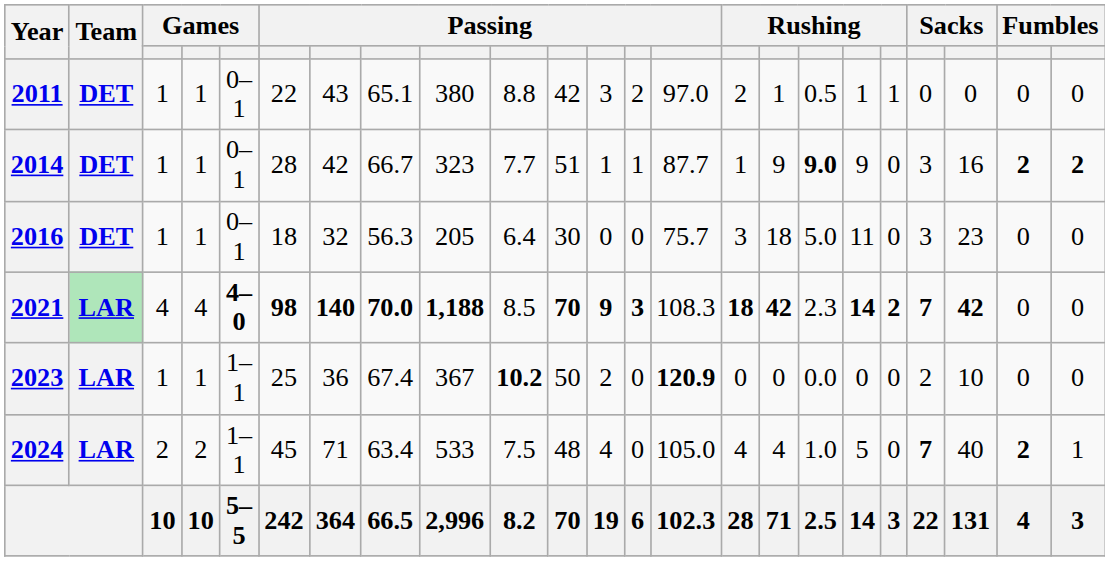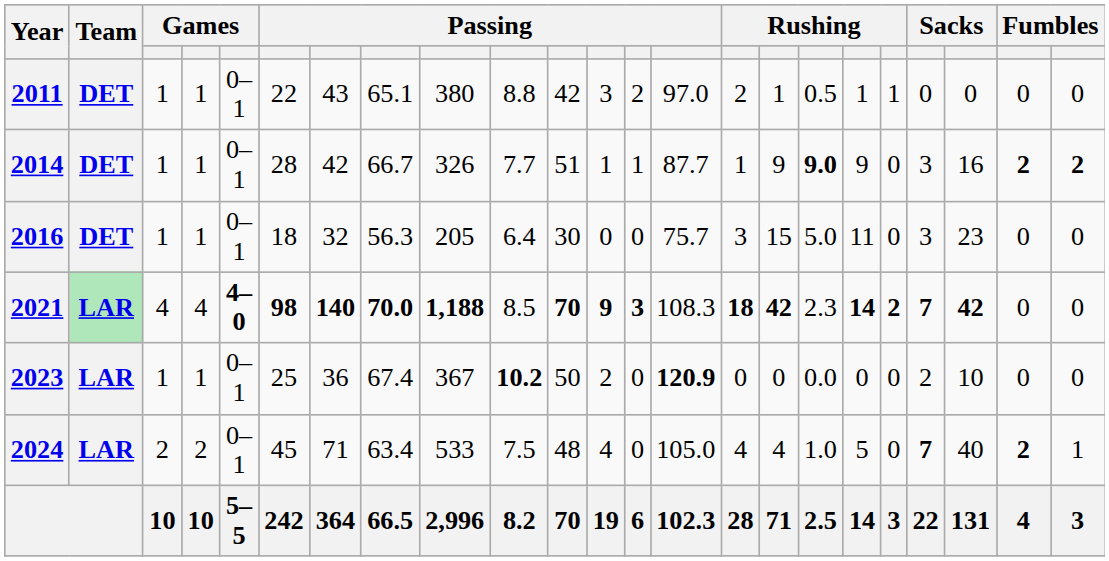(455, 164) 323 -> (455, 164) 326
(779, 236) 18 -> (779, 236) 15
(239, 378) 1–1 -> (239, 378) 0–1
(239, 449) 1–1 -> (239, 449) 0–1
